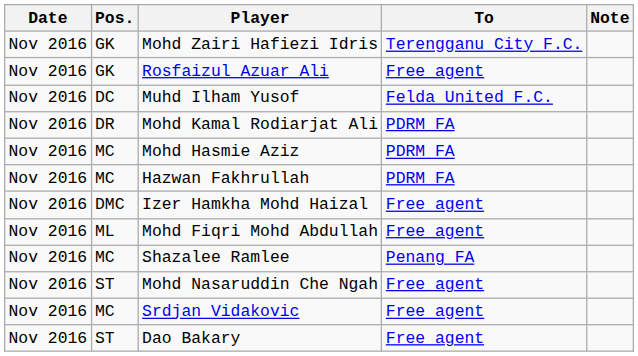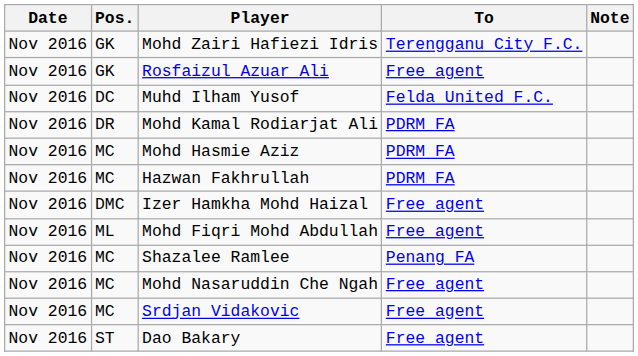(105, 285) ST -> (105, 285) MC
